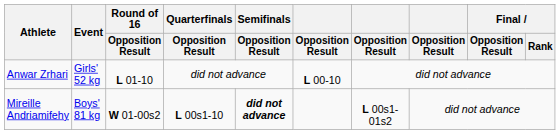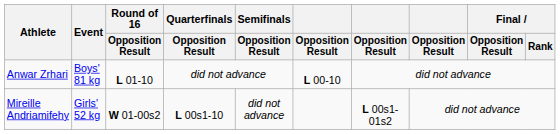(87, 75) Girls' 52 kg -> (87, 75) Boys' 81 kg
(87, 109) Boys' 81 kg -> (87, 109) Girls' 52 kg
(264, 109) bold -> (264, 109) normal
